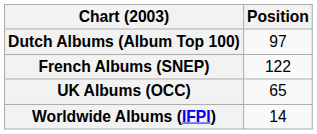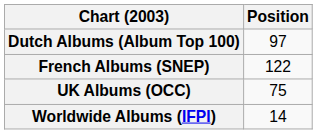(278, 91) 65 -> (278, 91) 75
